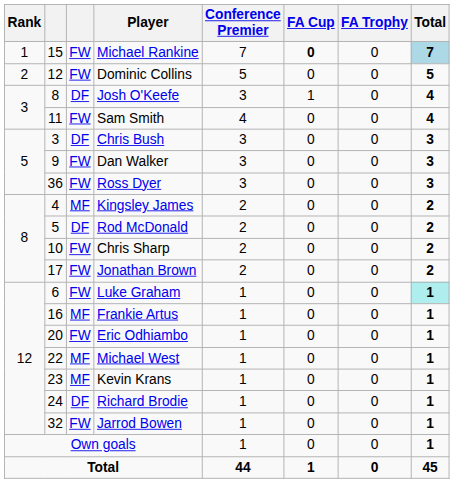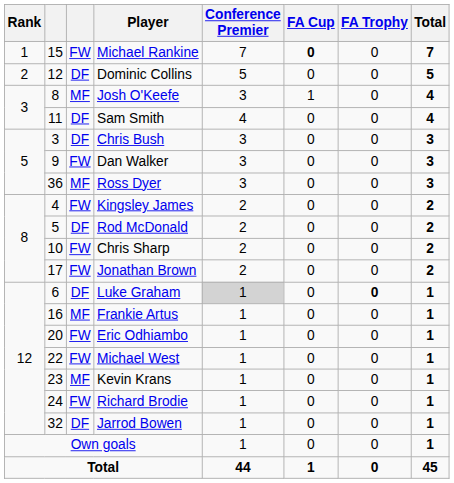(430, 52) lightblue background -> (430, 52) no background
(80, 74) FW -> (80, 74) DF
(80, 96) DF -> (80, 96) MF
(80, 118) FW -> (80, 118) DF
(80, 183) FW -> (80, 183) MF
(80, 205) MF -> (80, 205) FW
(80, 292) FW -> (80, 292) DF
(243, 292) no background -> (243, 292) lightgrey background
(374, 292) normal -> (374, 292) bold
(430, 292) paleturquoise background -> (430, 292) no background
(80, 358) MF -> (80, 358) FW
(80, 401) DF -> (80, 401) FW
(80, 423) FW -> (80, 423) DF
